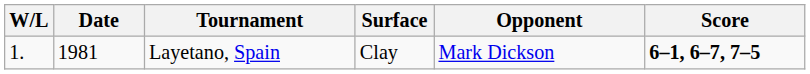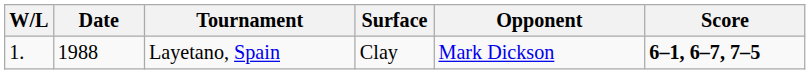(78, 52) 1981 -> (78, 52) 1988
